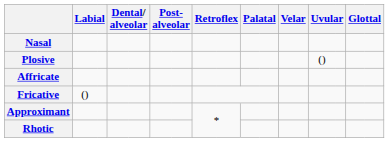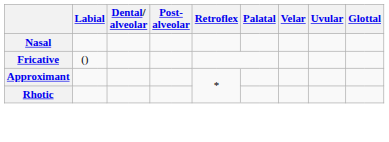- row: (38, 59)
- row: (38, 77)
